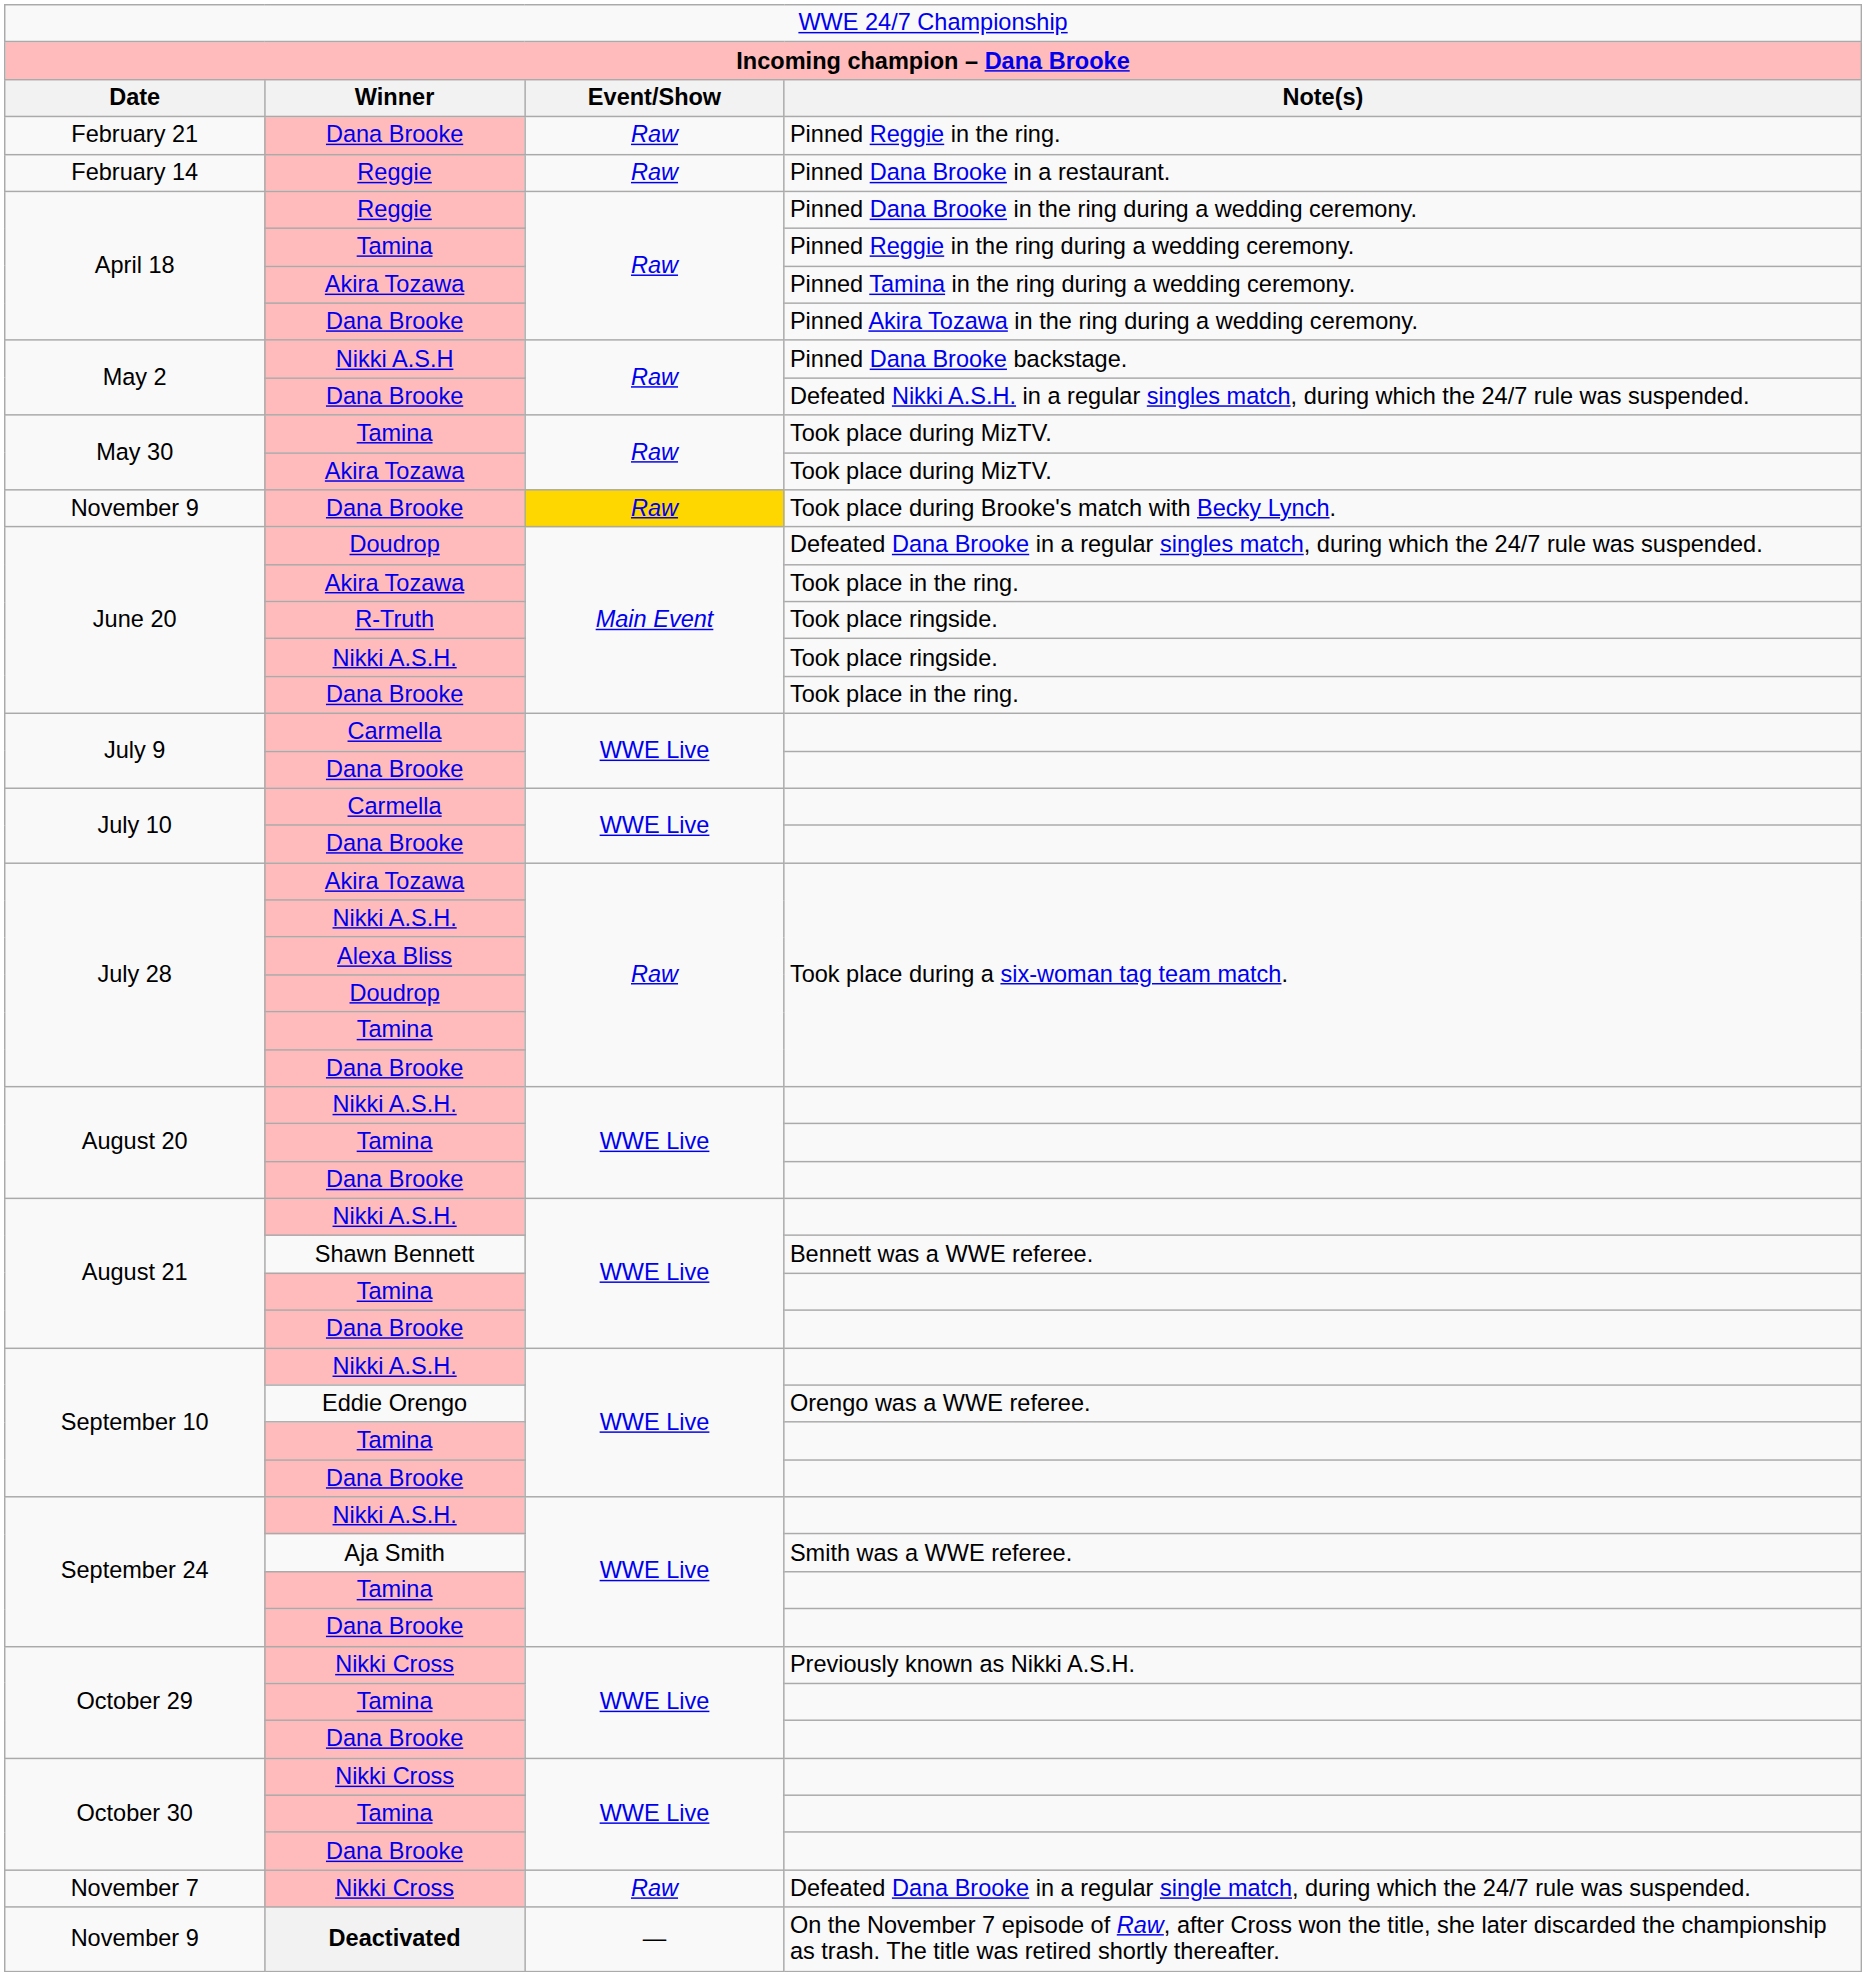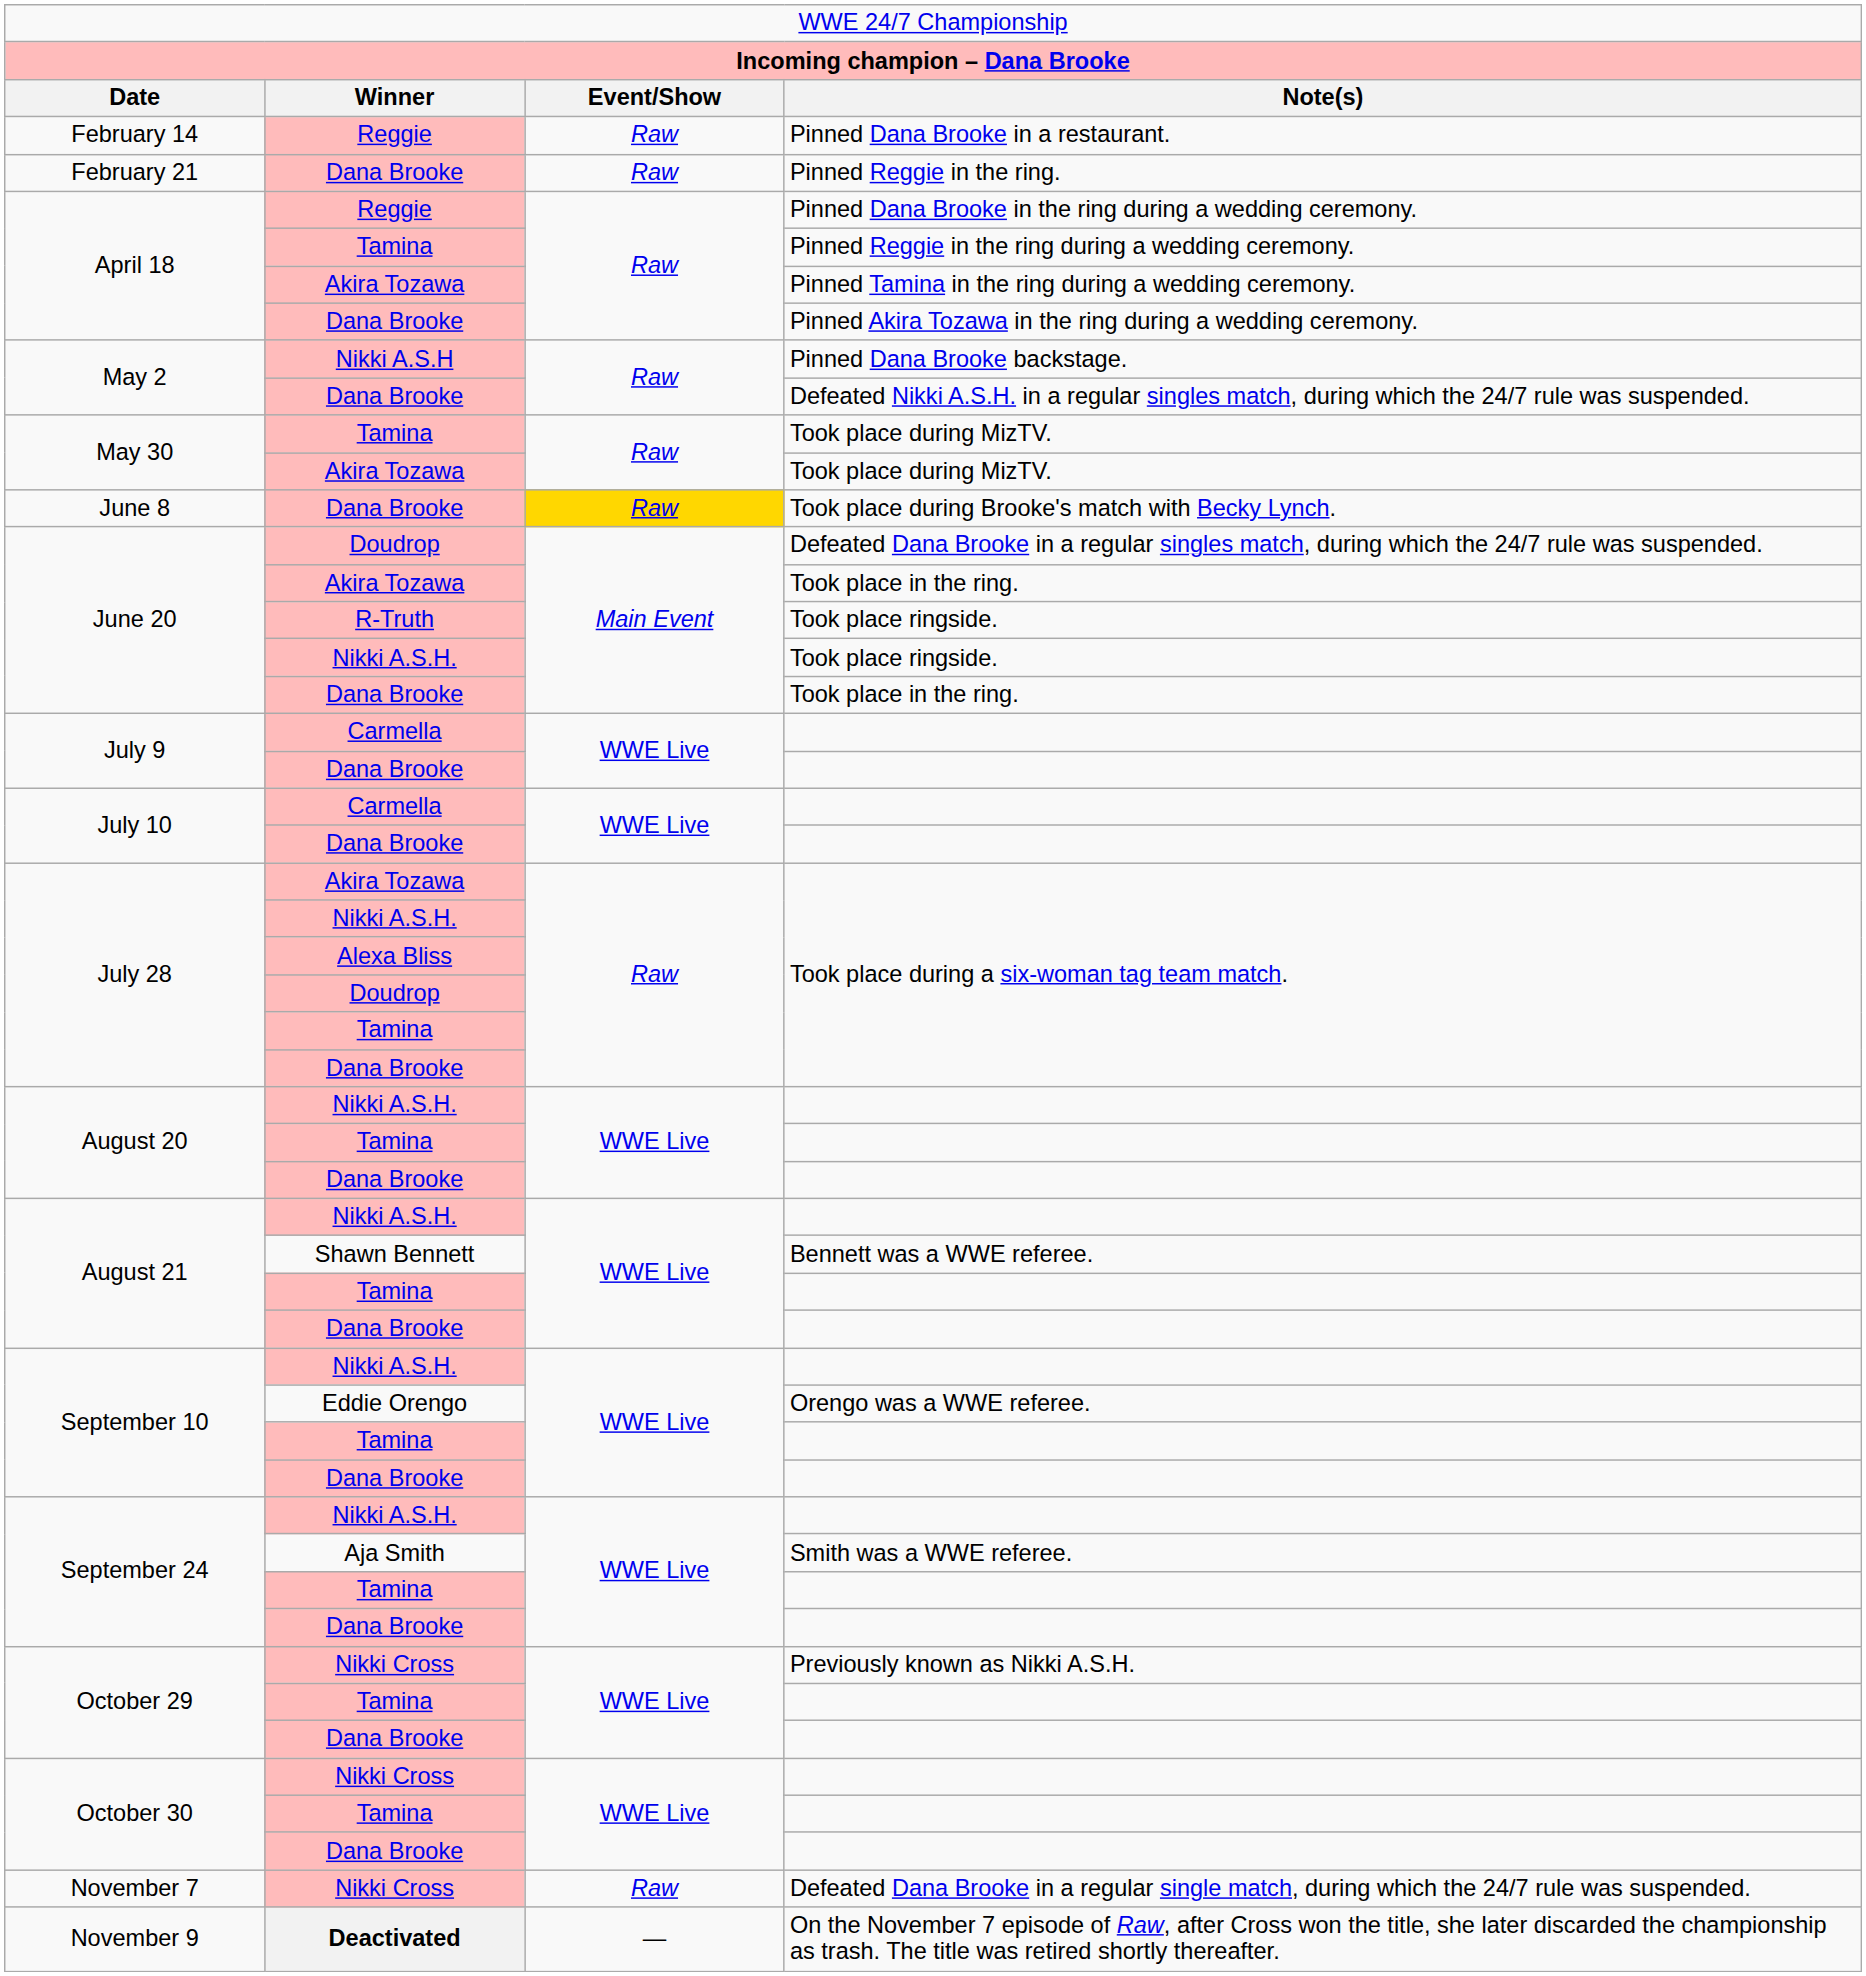rows swapped: (395, 172) <-> (395, 135)
(135, 508) November 9 -> (135, 508) June 8
